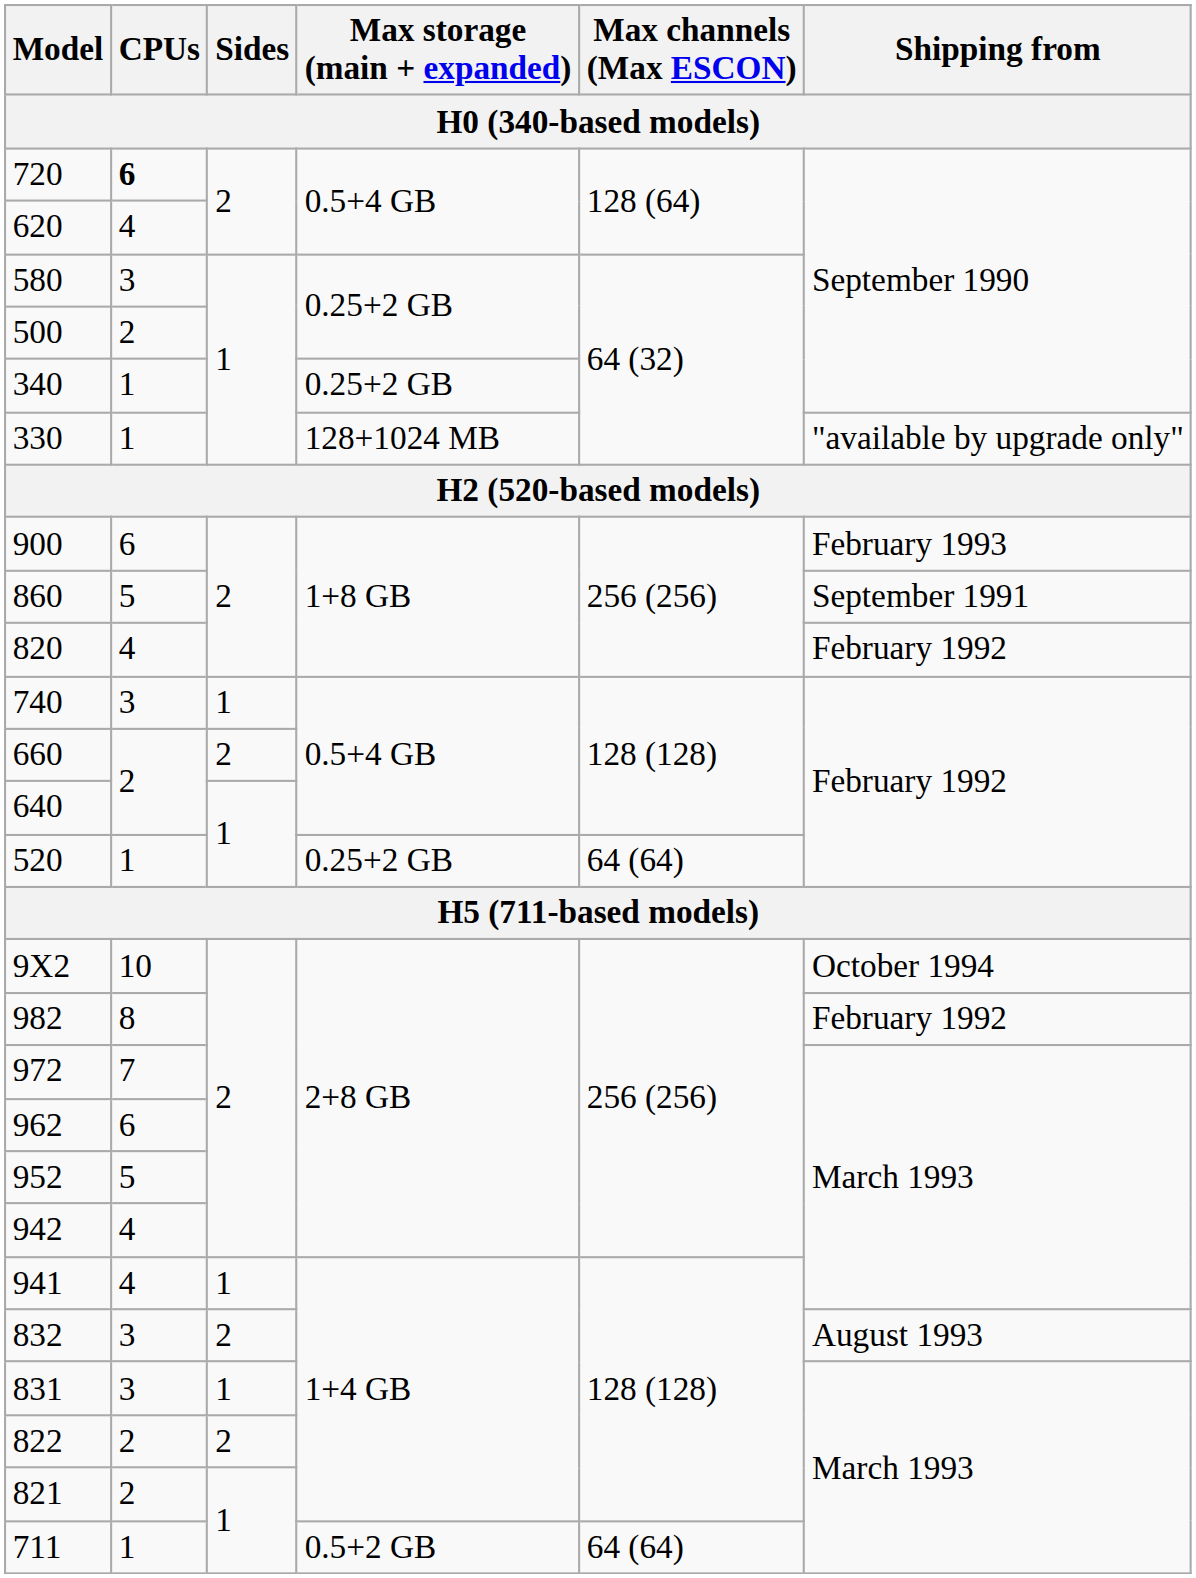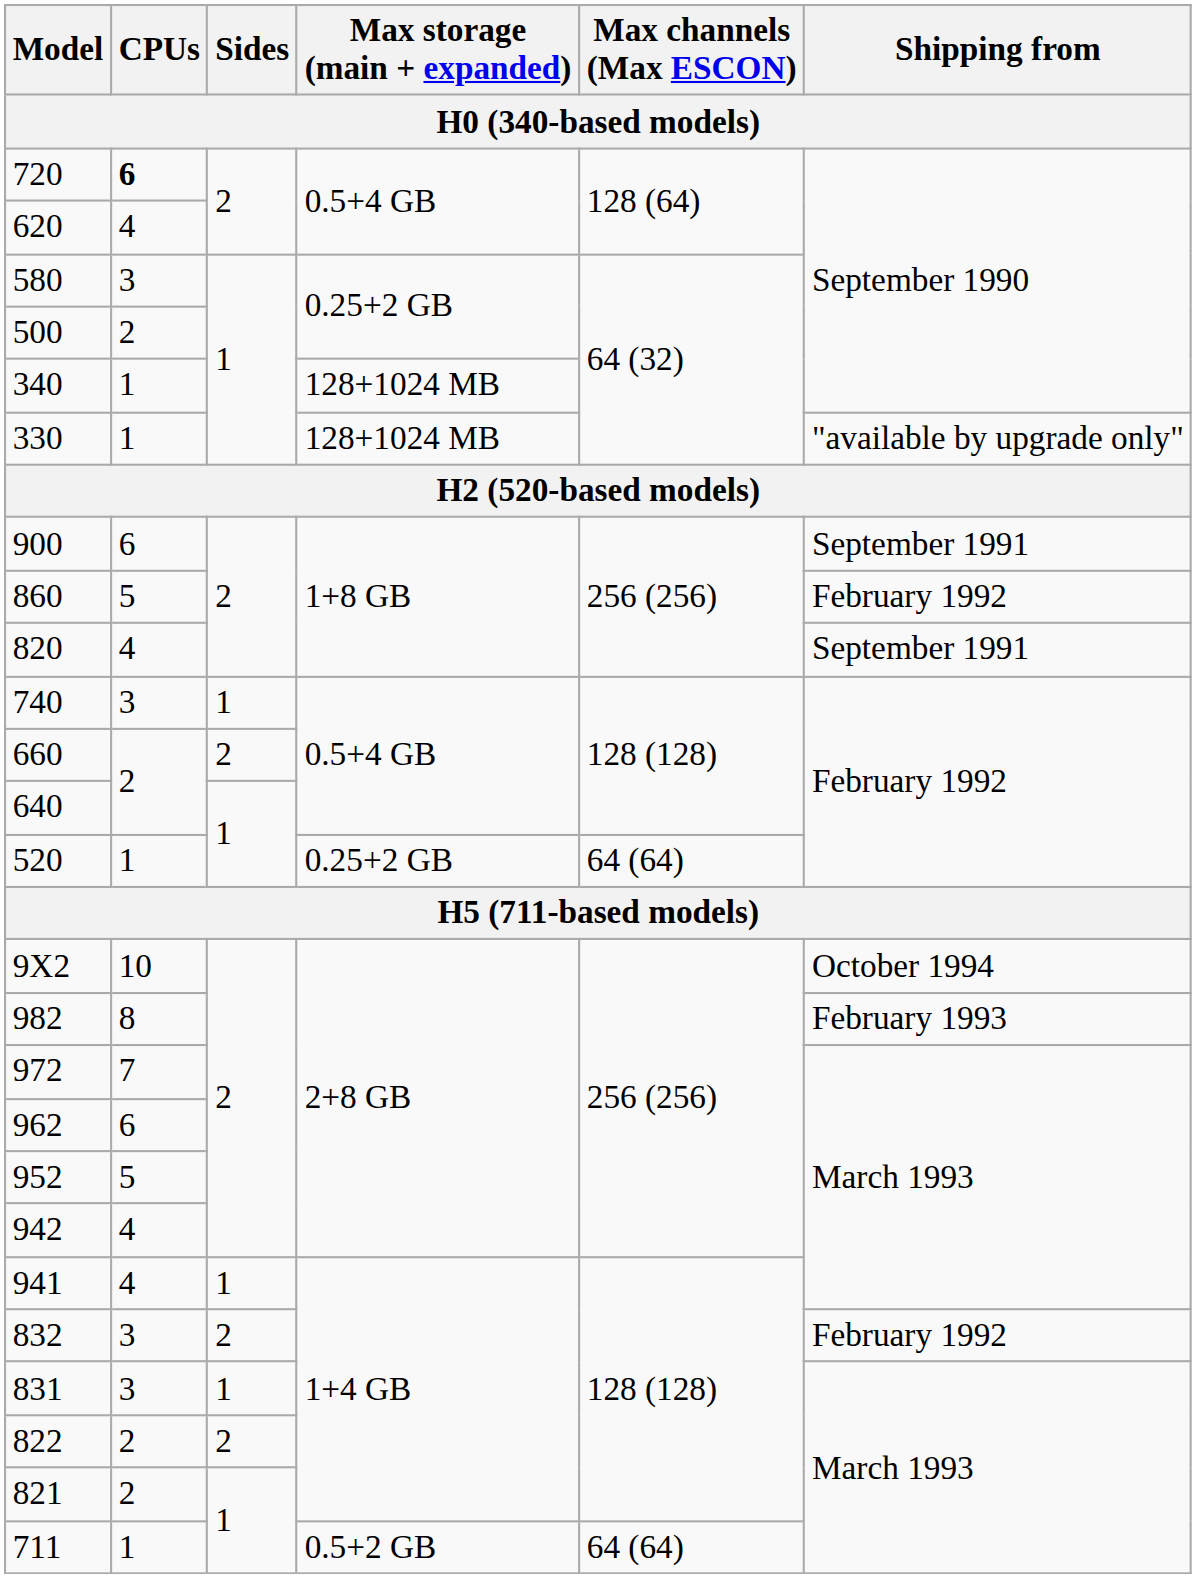(379, 385) 0.25+2 GB -> (402, 385) 128+1024 MB
(909, 543) February 1993 -> (921, 543) September 1991
(921, 596) September 1991 -> (909, 596) February 1992
(909, 648) February 1992 -> (921, 648) September 1991
(909, 1018) February 1992 -> (909, 1018) February 1993
(897, 1335) August 1993 -> (909, 1335) February 1992
